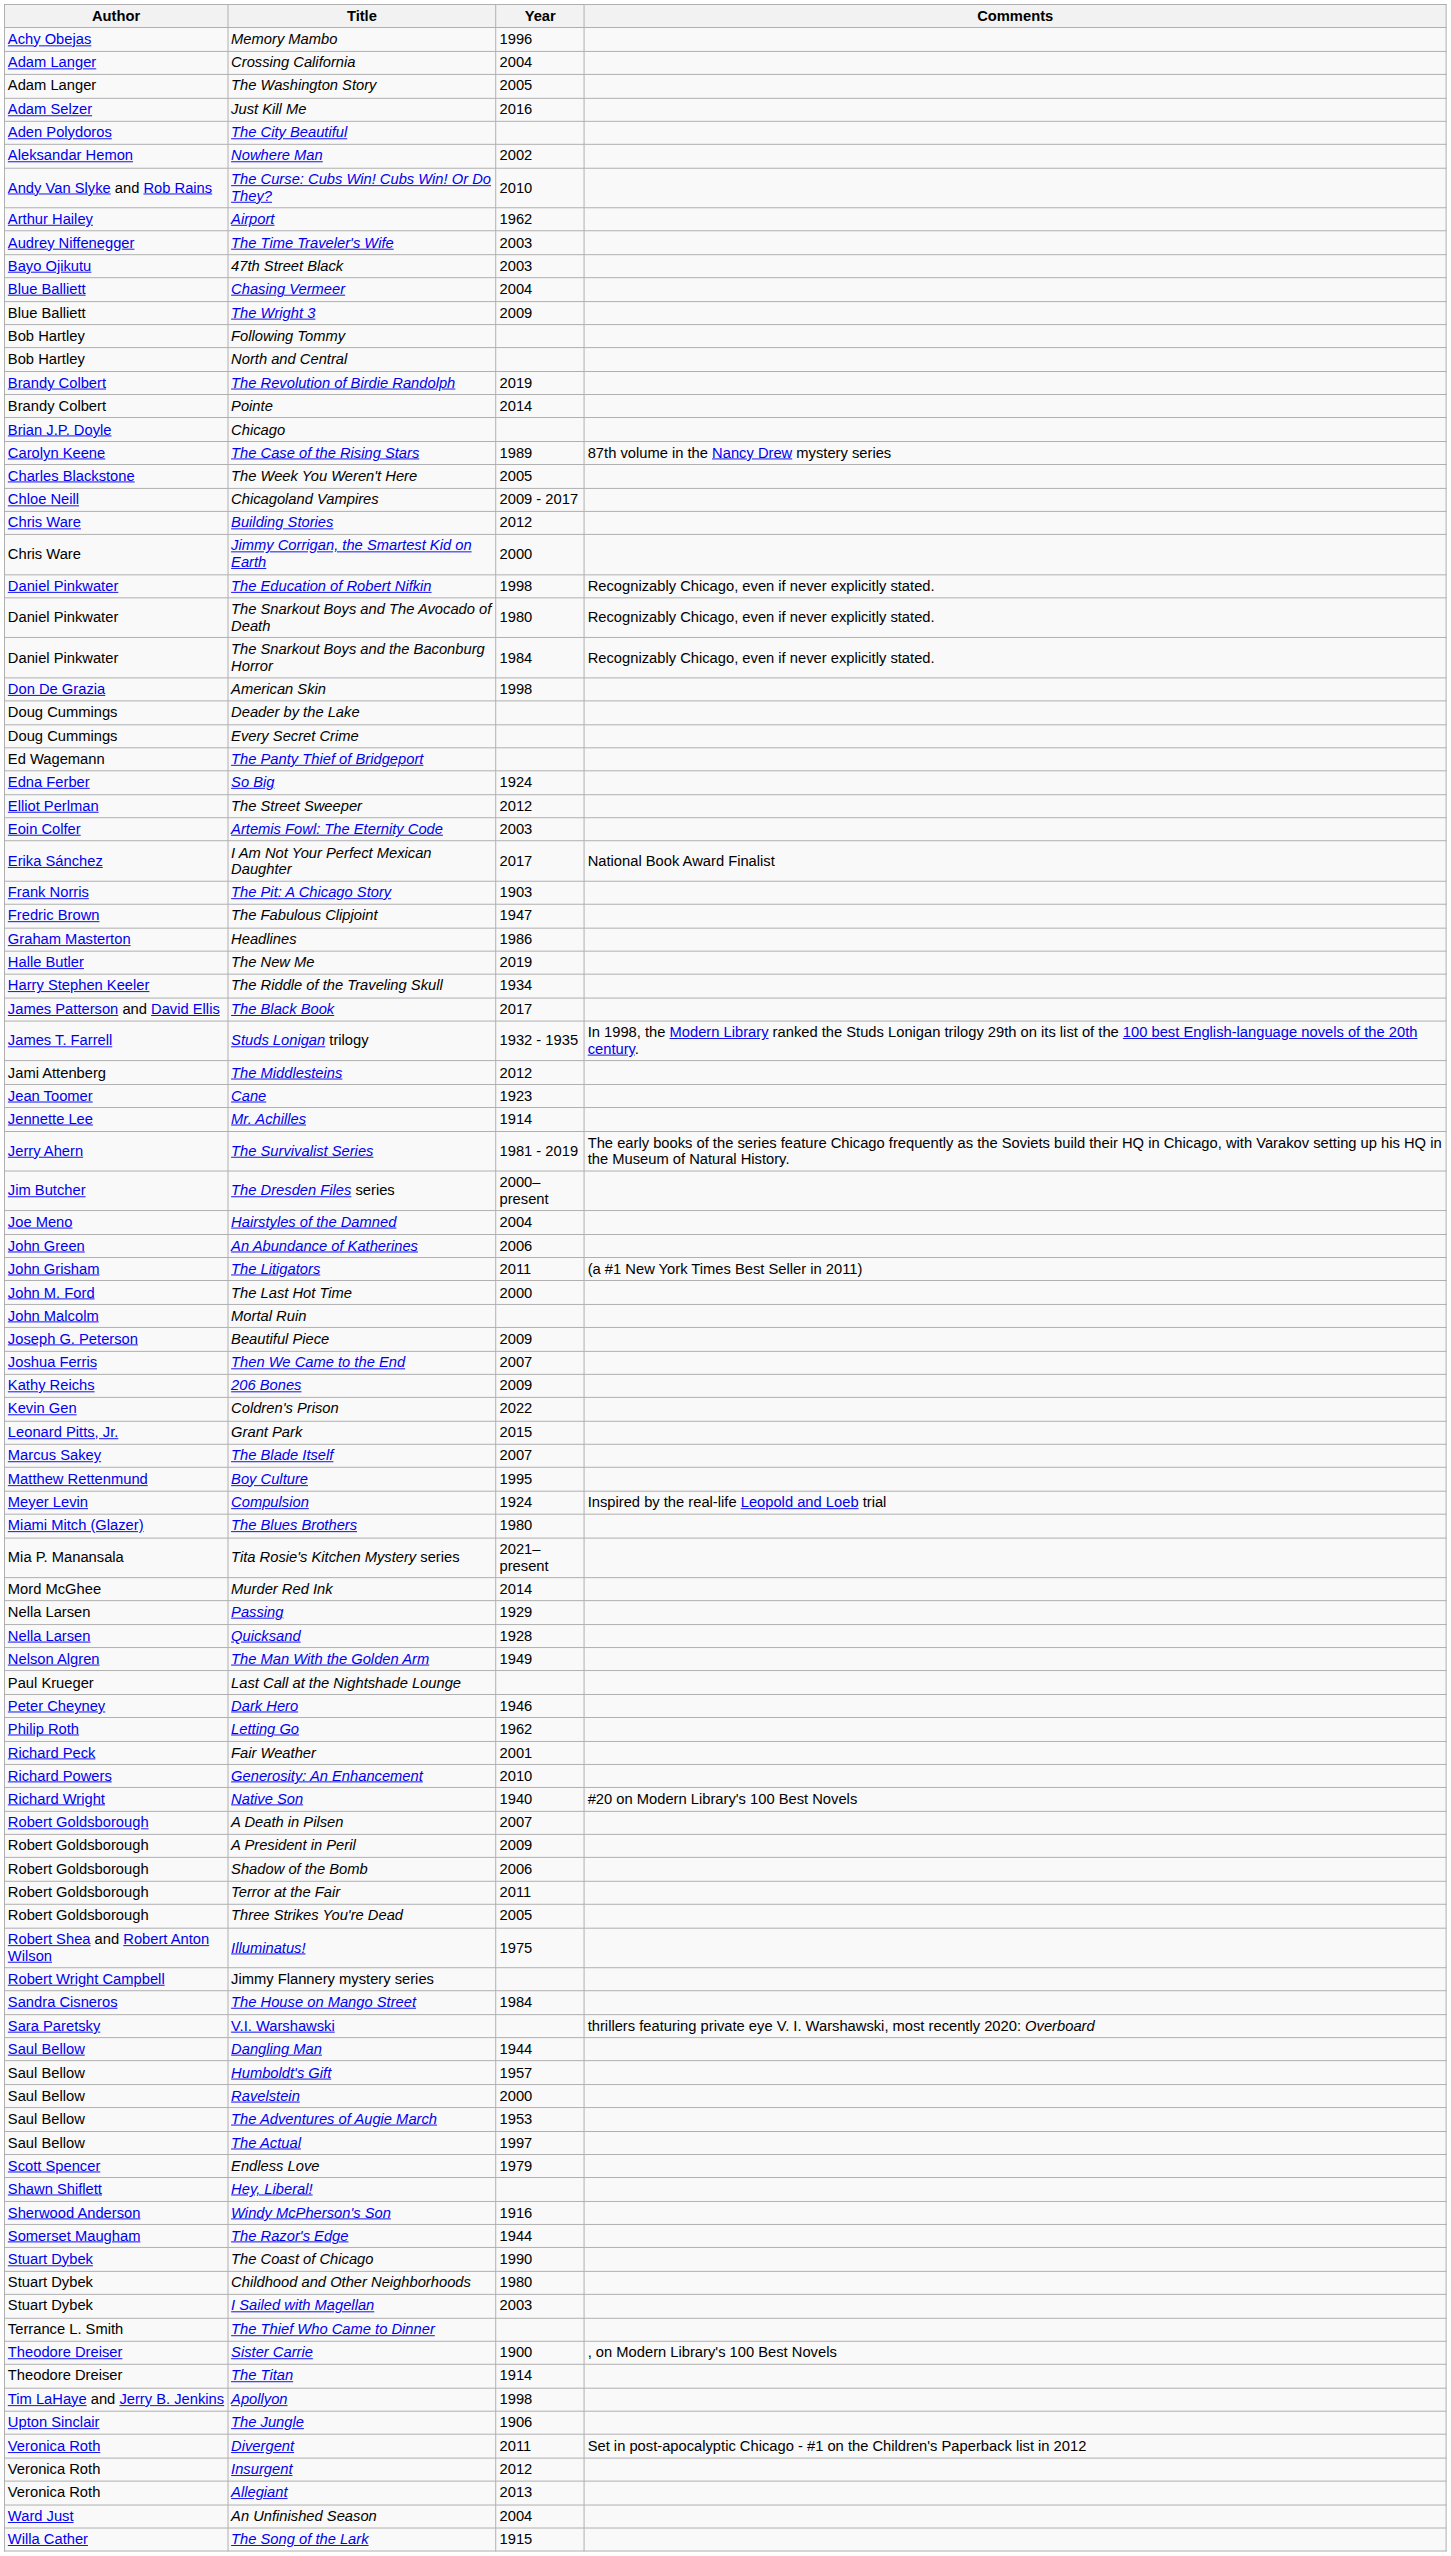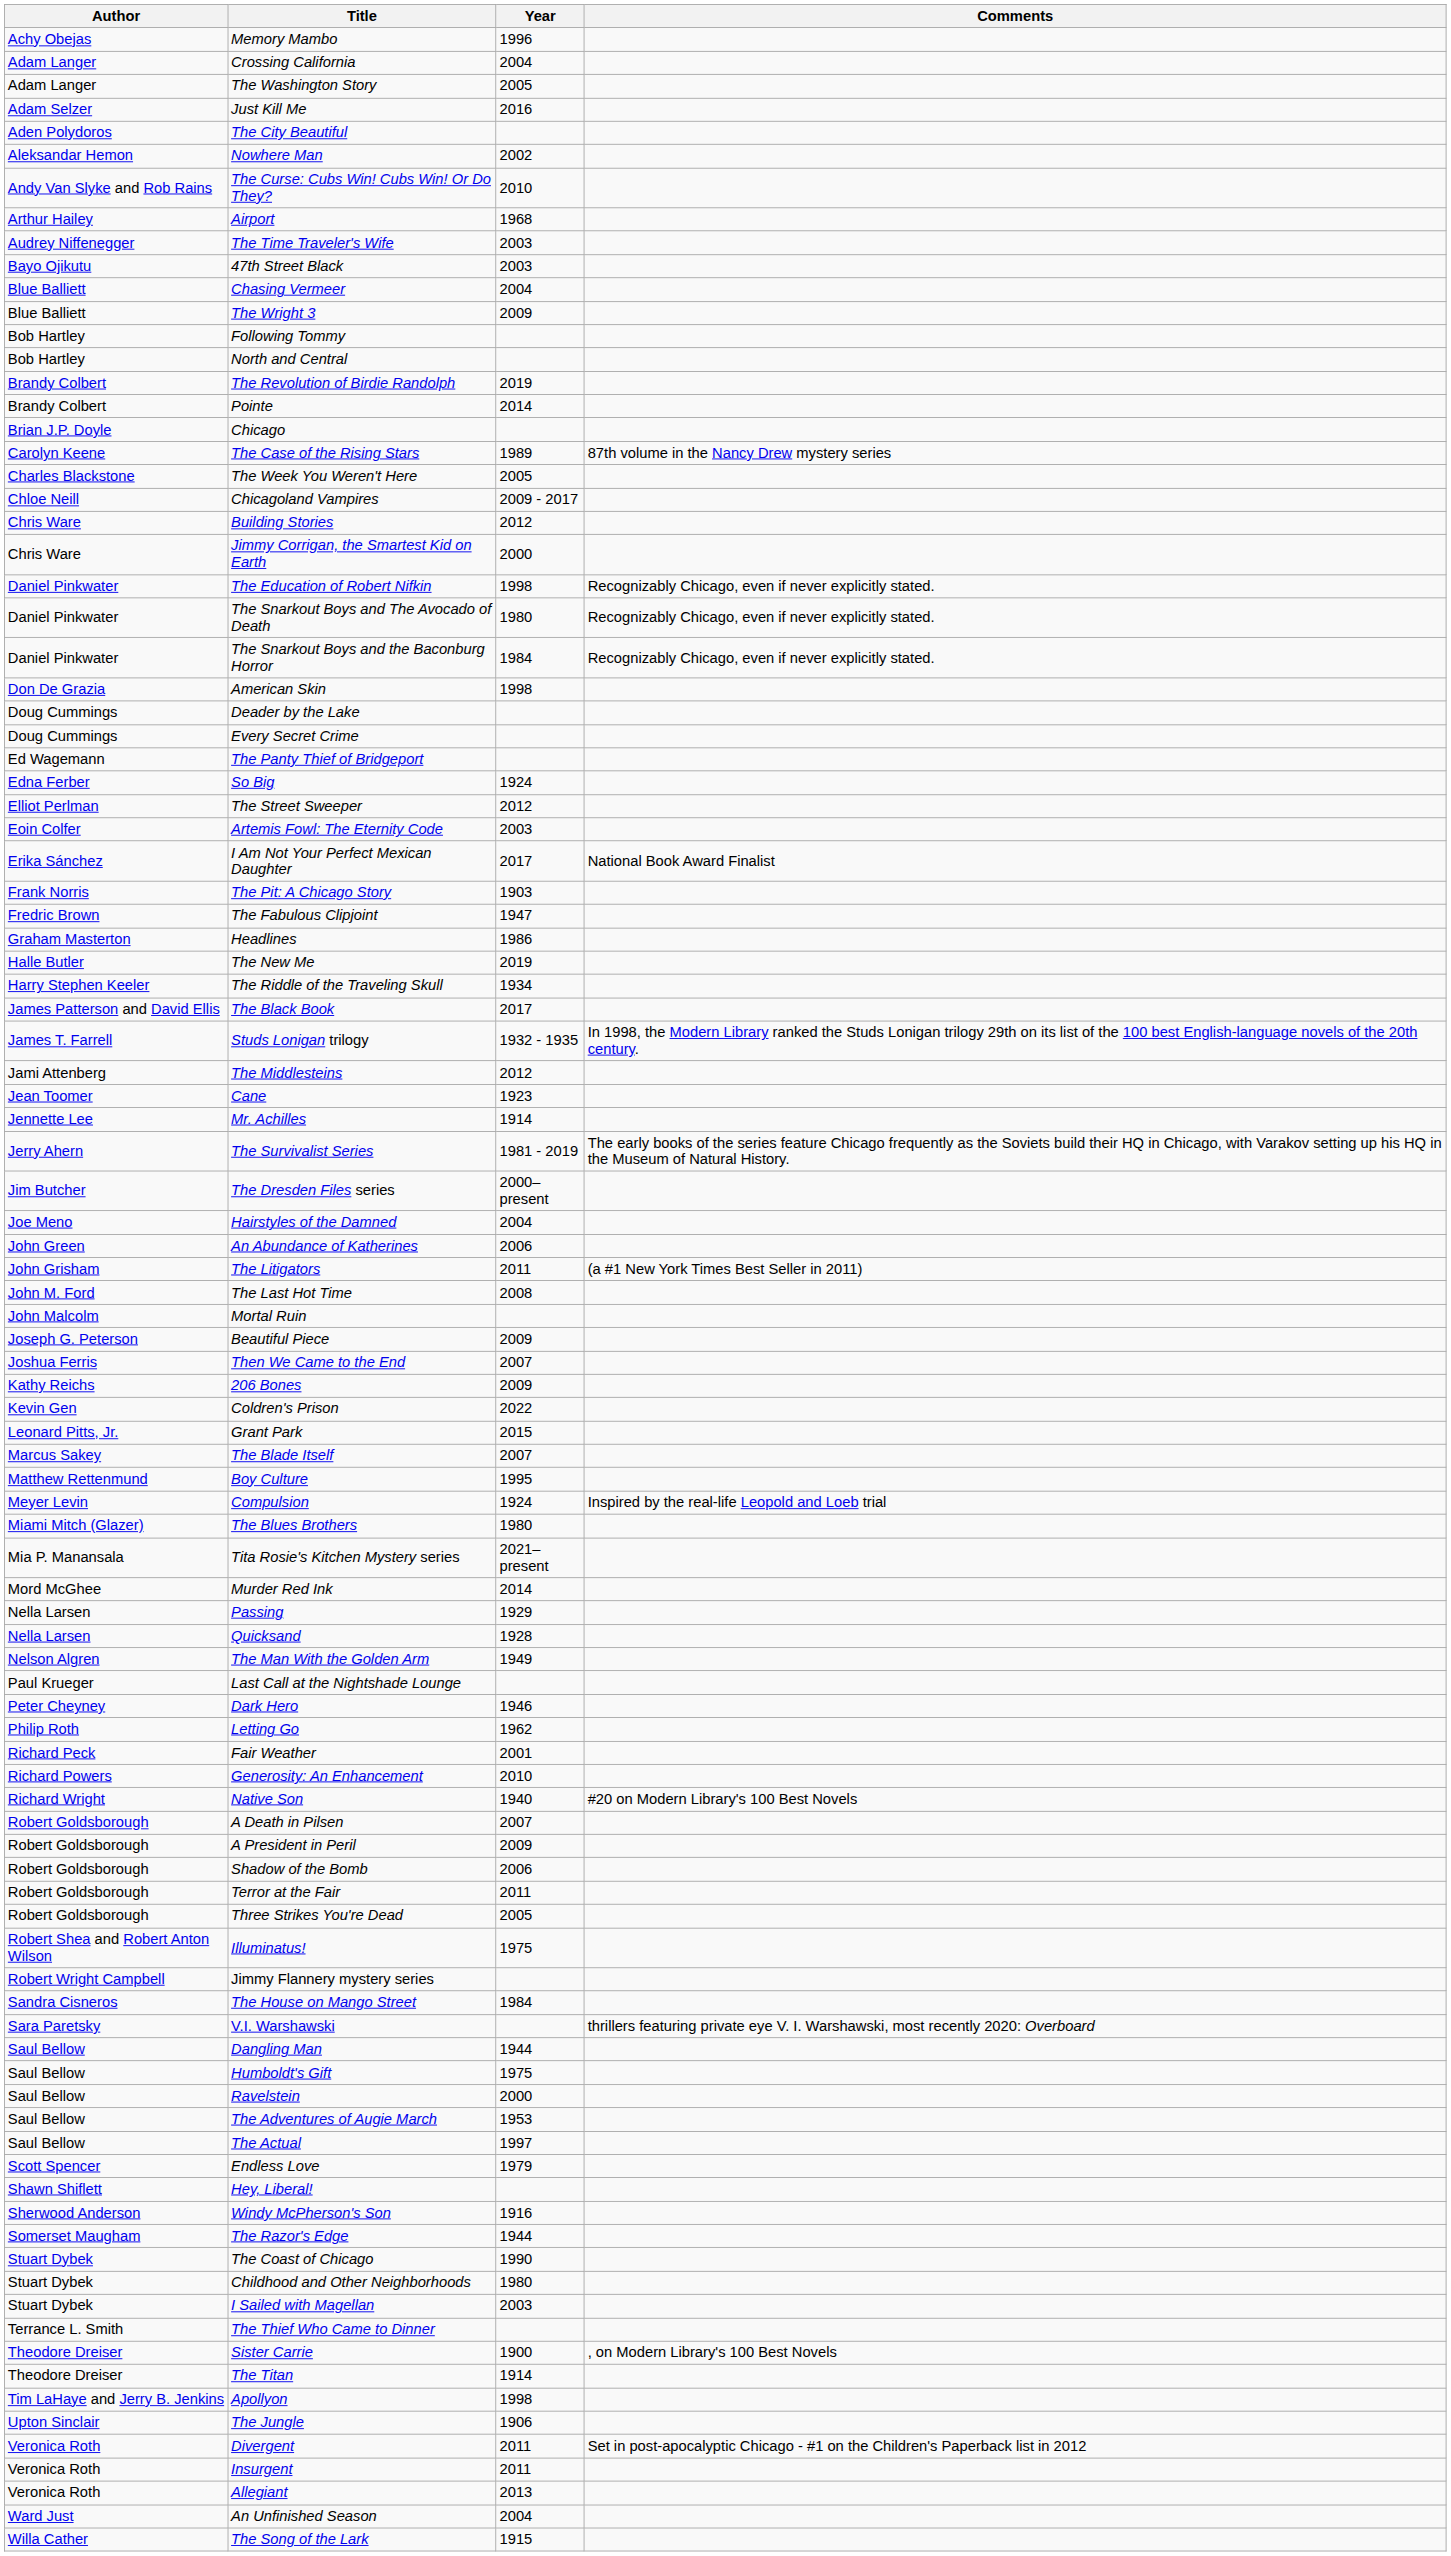(516, 219) 1962 -> (516, 219) 1968
(516, 1292) 2000 -> (516, 1292) 2008
(516, 2072) 1957 -> (516, 2072) 1975
(516, 2469) 2012 -> (515, 2469) 2011
